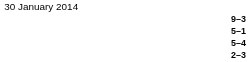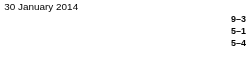- row: (238, 54)
